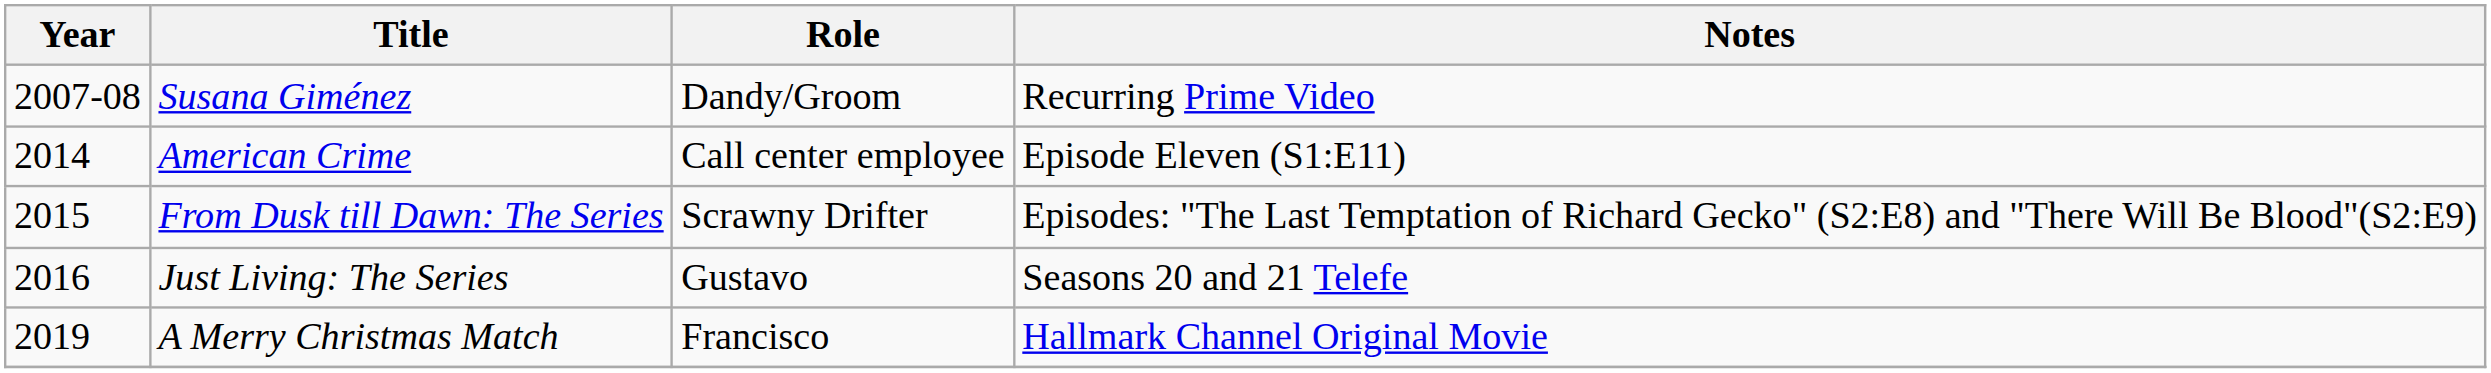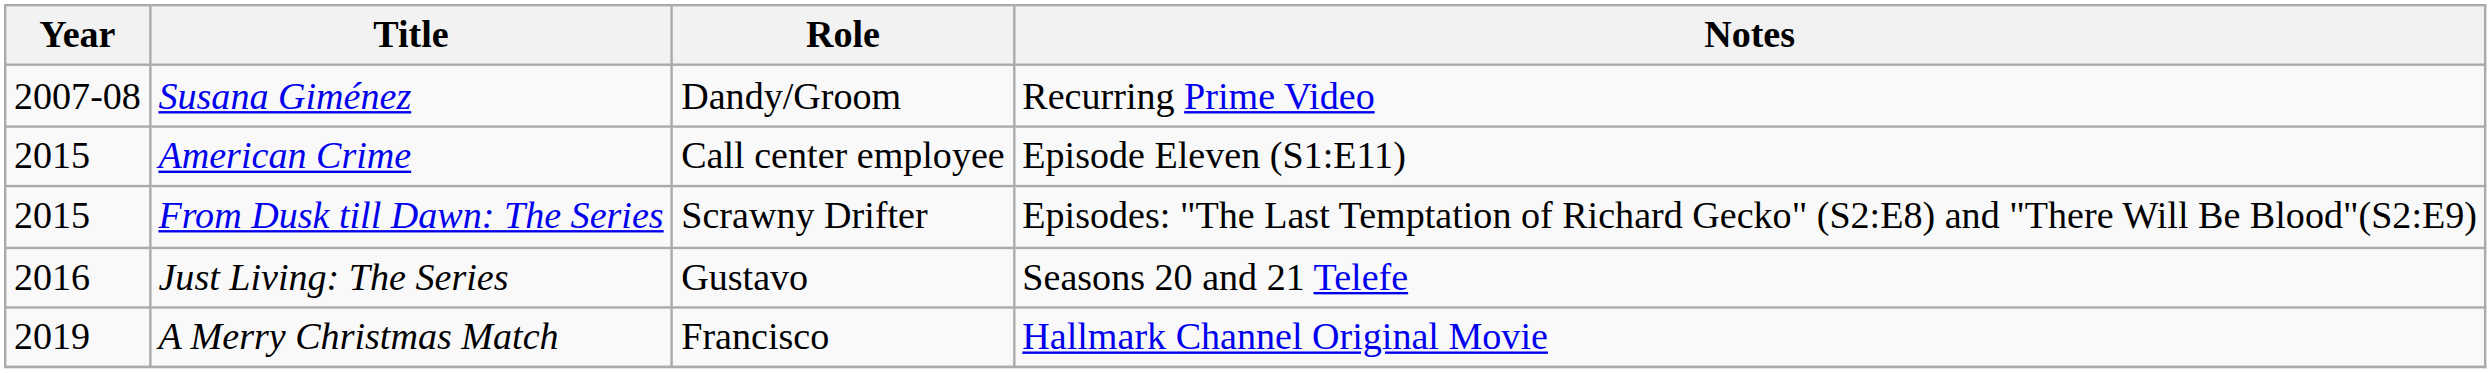(52, 155) 2014 -> (52, 155) 2015
